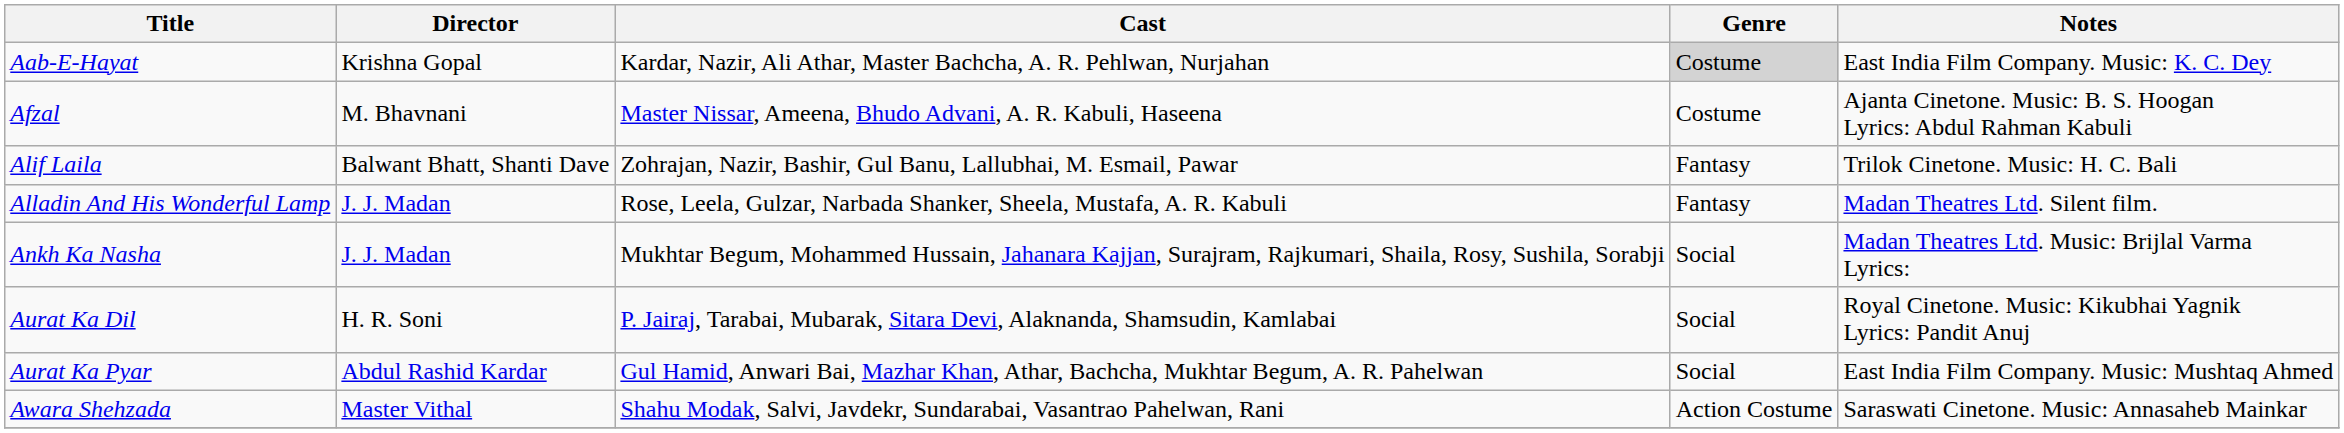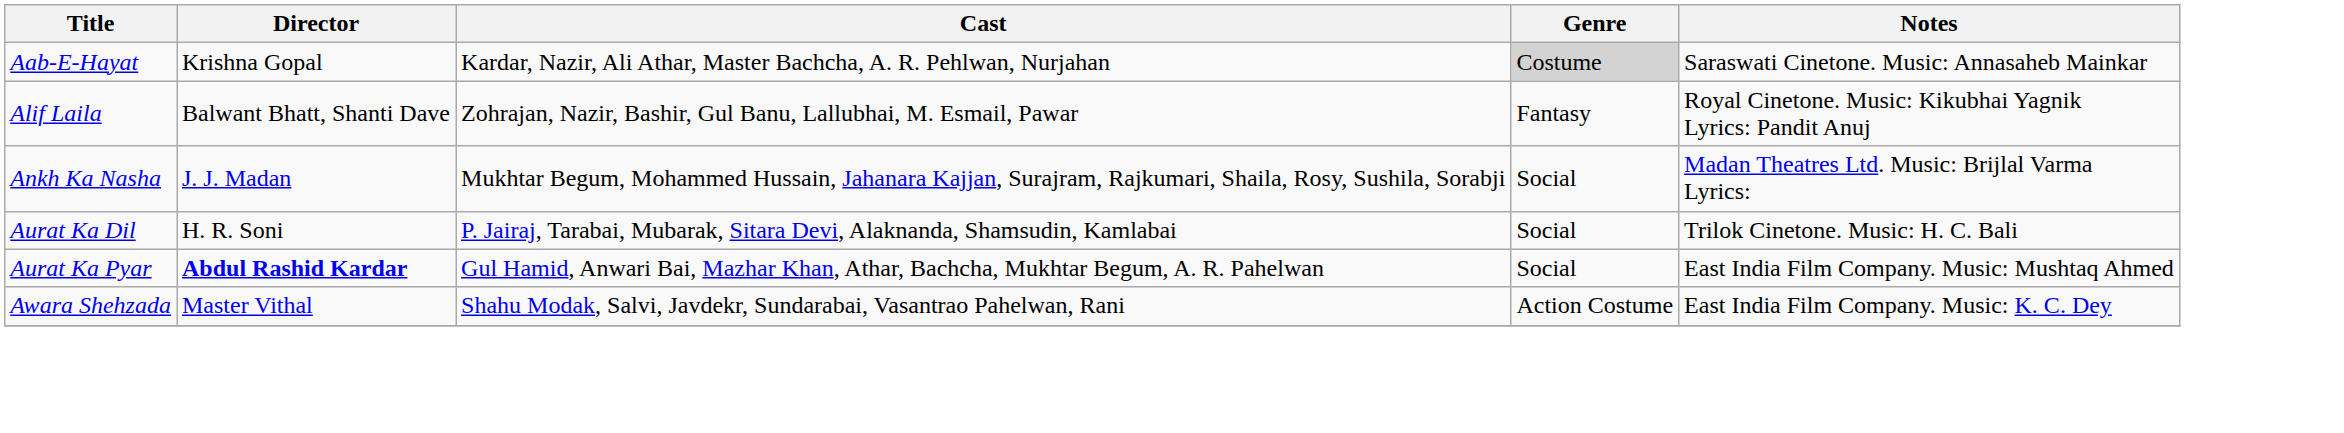(2057, 61) East India Film Company. Music: K. C. Dey -> (1916, 61) Saraswati Cinetone. Music: Annasaheb Mainkar
- row: (35, 113)
(2010, 164) Trilok Cinetone. Music: H. C. Bali -> (1883, 113) Royal Cinetone. Music: Kikubhai Yagnik Lyrics: Pandit Anuj
- row: (170, 202)
(2042, 319) Royal Cinetone. Music: Kikubhai Yagnik Lyrics: Pandit Anuj -> (1851, 229) Trilok Cinetone. Music: H. C. Bali
(444, 370) normal -> (295, 267) bold
(2075, 409) Saraswati Cinetone. Music: Annasaheb Mainkar -> (1898, 305) East India Film Company. Music: K. C. Dey
